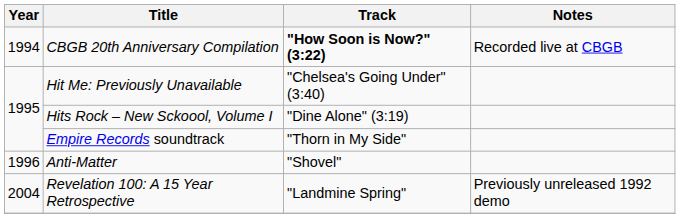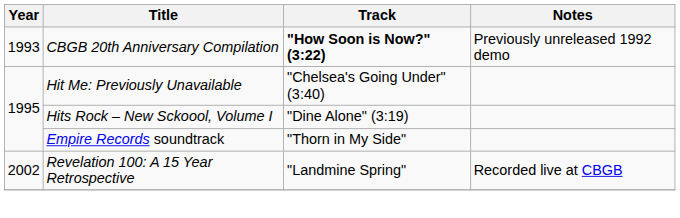(24, 46) 1994 -> (24, 46) 1993
(548, 46) Recorded live at CBGB -> (563, 46) Previously unreleased 1992 demo
- row: (82, 162)
(24, 193) 2004 -> (24, 170) 2002
(563, 193) Previously unreleased 1992 demo -> (548, 170) Recorded live at CBGB
